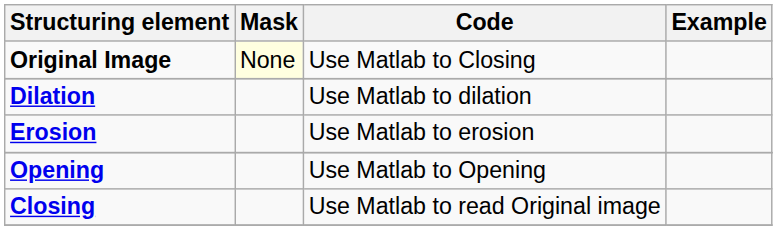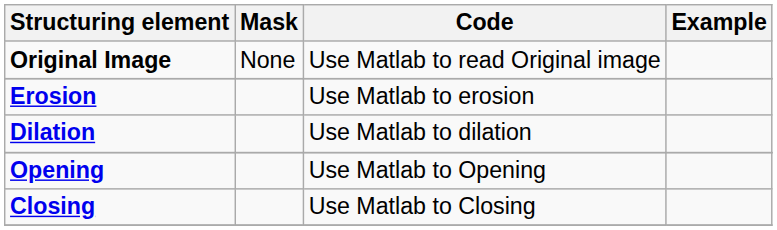(268, 59) lightyellow background -> (268, 59) no background
(422, 59) Use Matlab to Closing -> (485, 59) Use Matlab to read Original image
rows swapped: (53, 96) <-> (53, 133)
(485, 206) Use Matlab to read Original image -> (422, 206) Use Matlab to Closing
